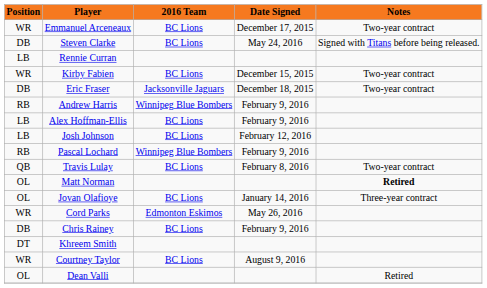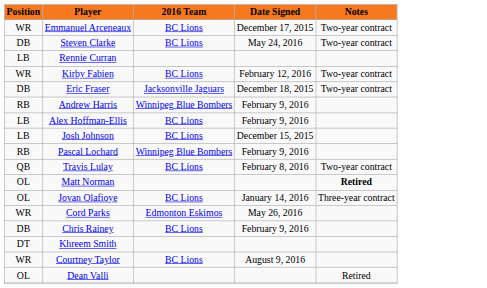(399, 43) Signed with Titans before being released. -> (356, 43) Two-year contract
(275, 74) December 15, 2015 -> (275, 74) February 12, 2016
(275, 136) February 12, 2016 -> (275, 136) December 15, 2015
